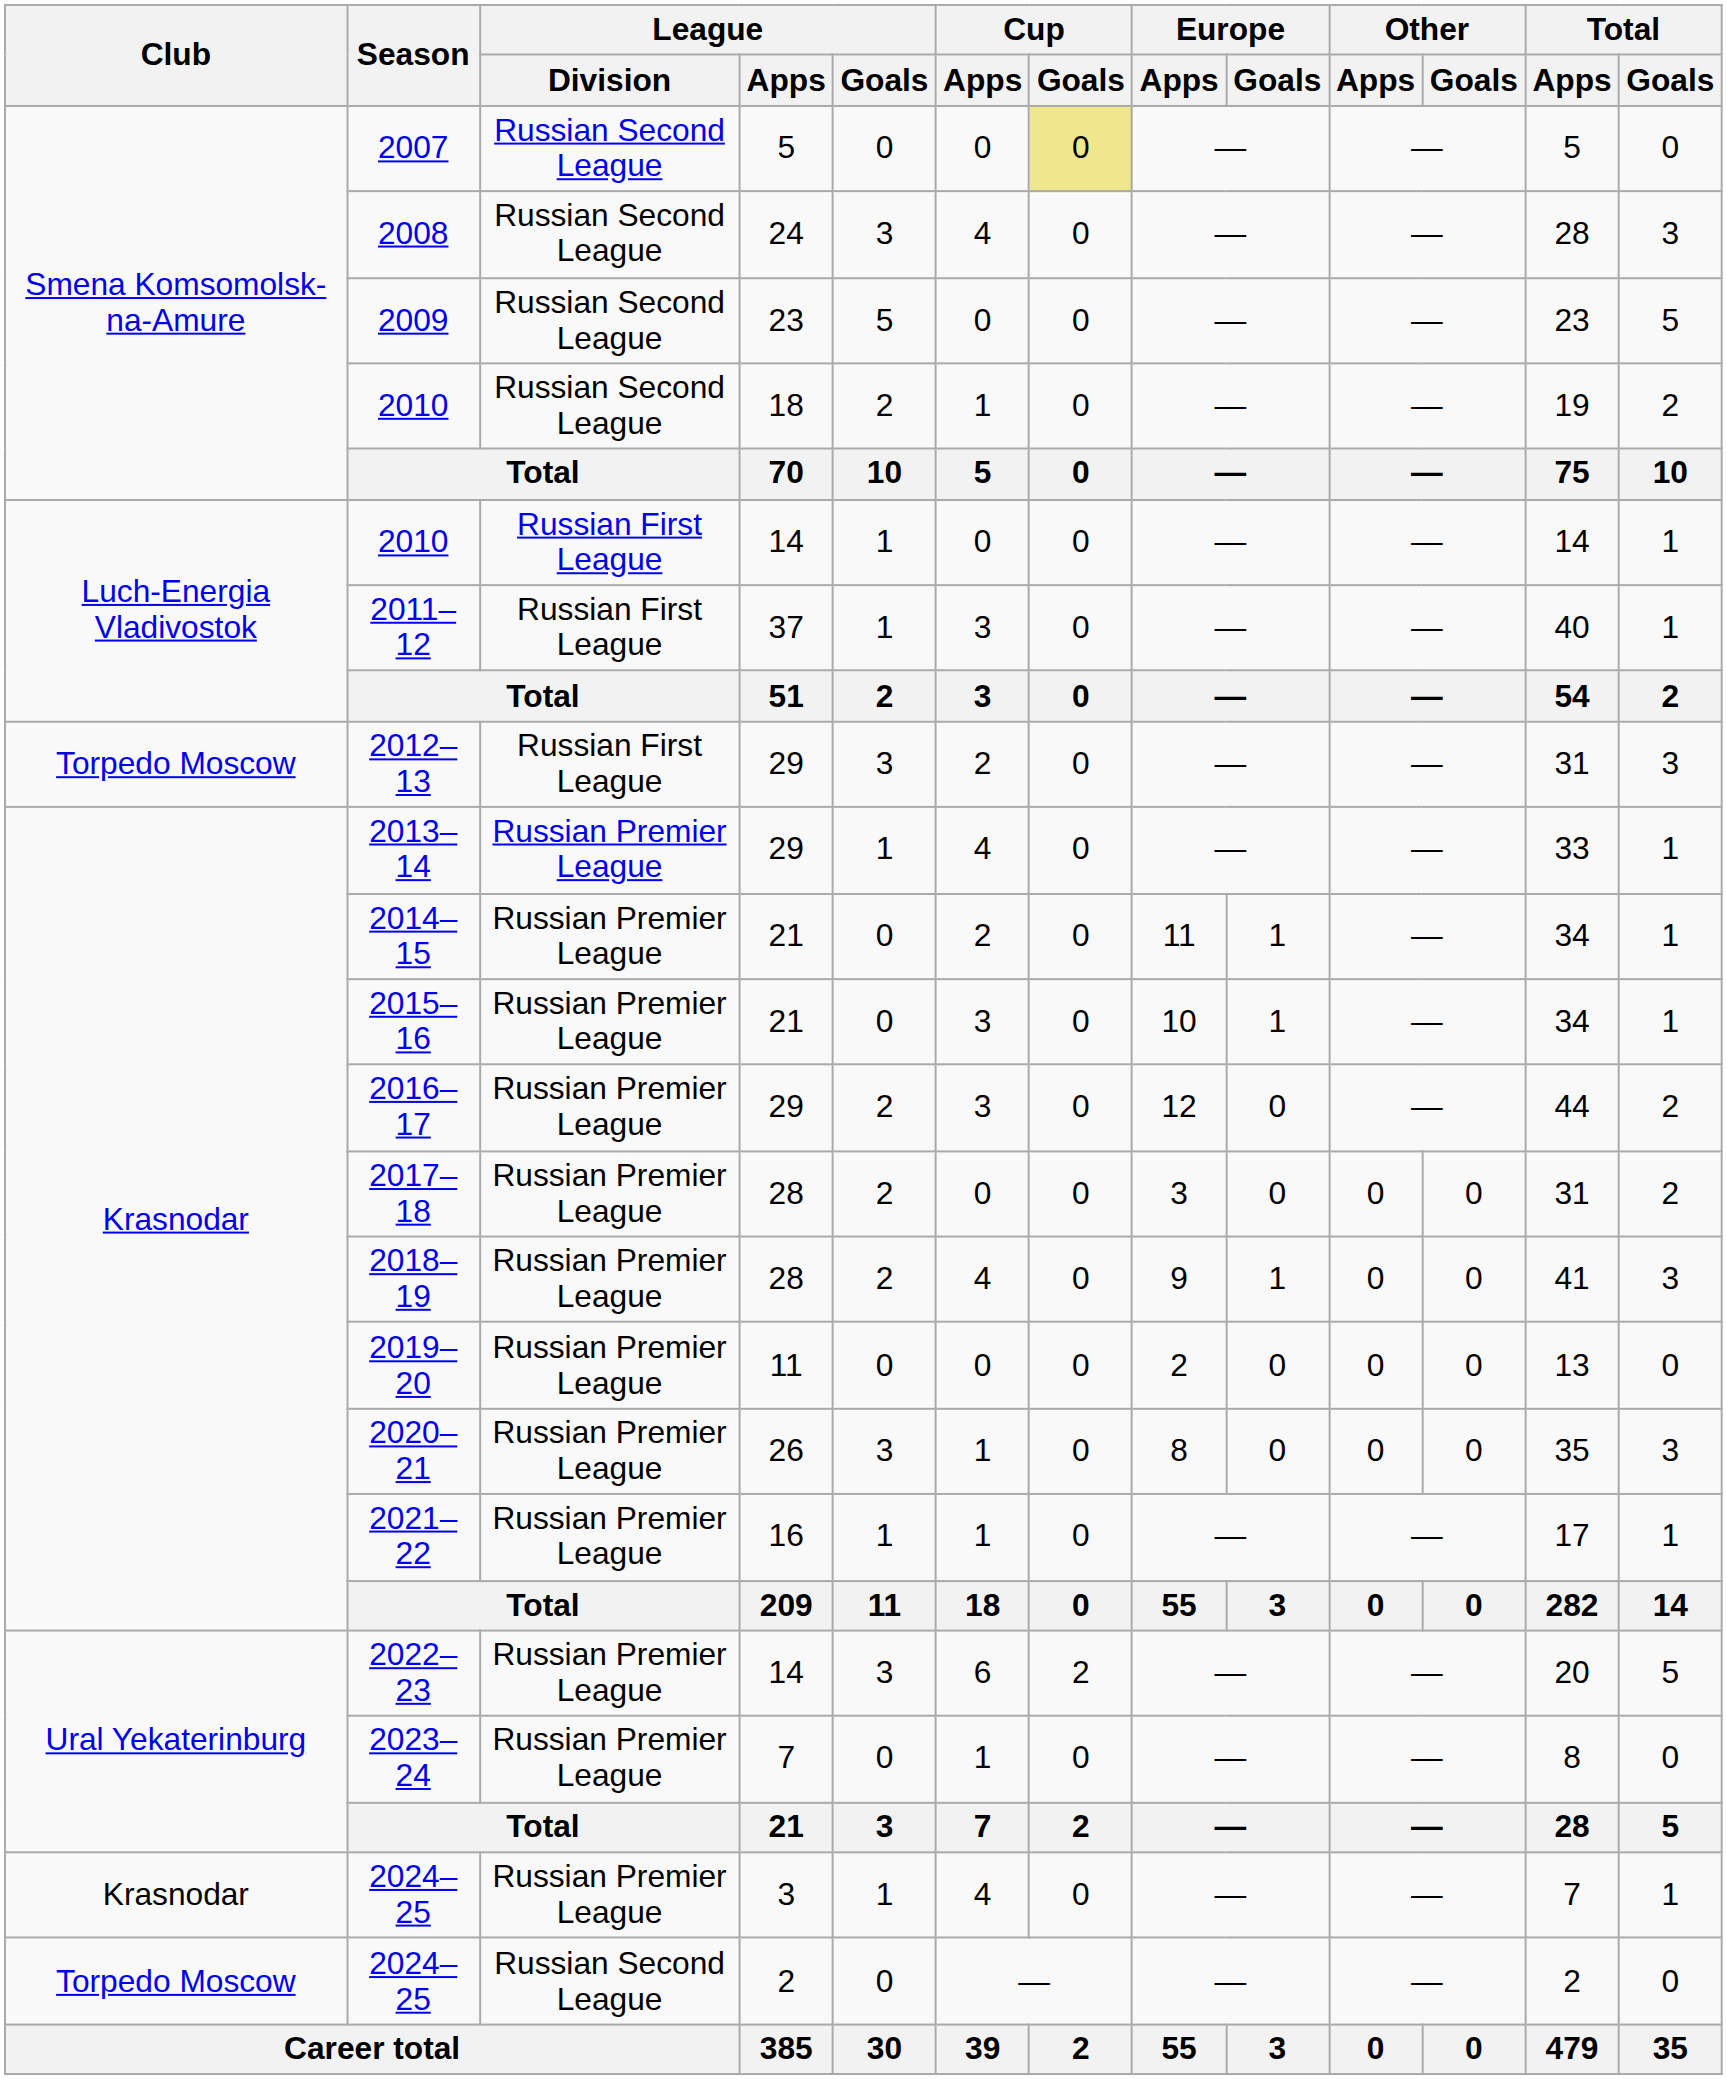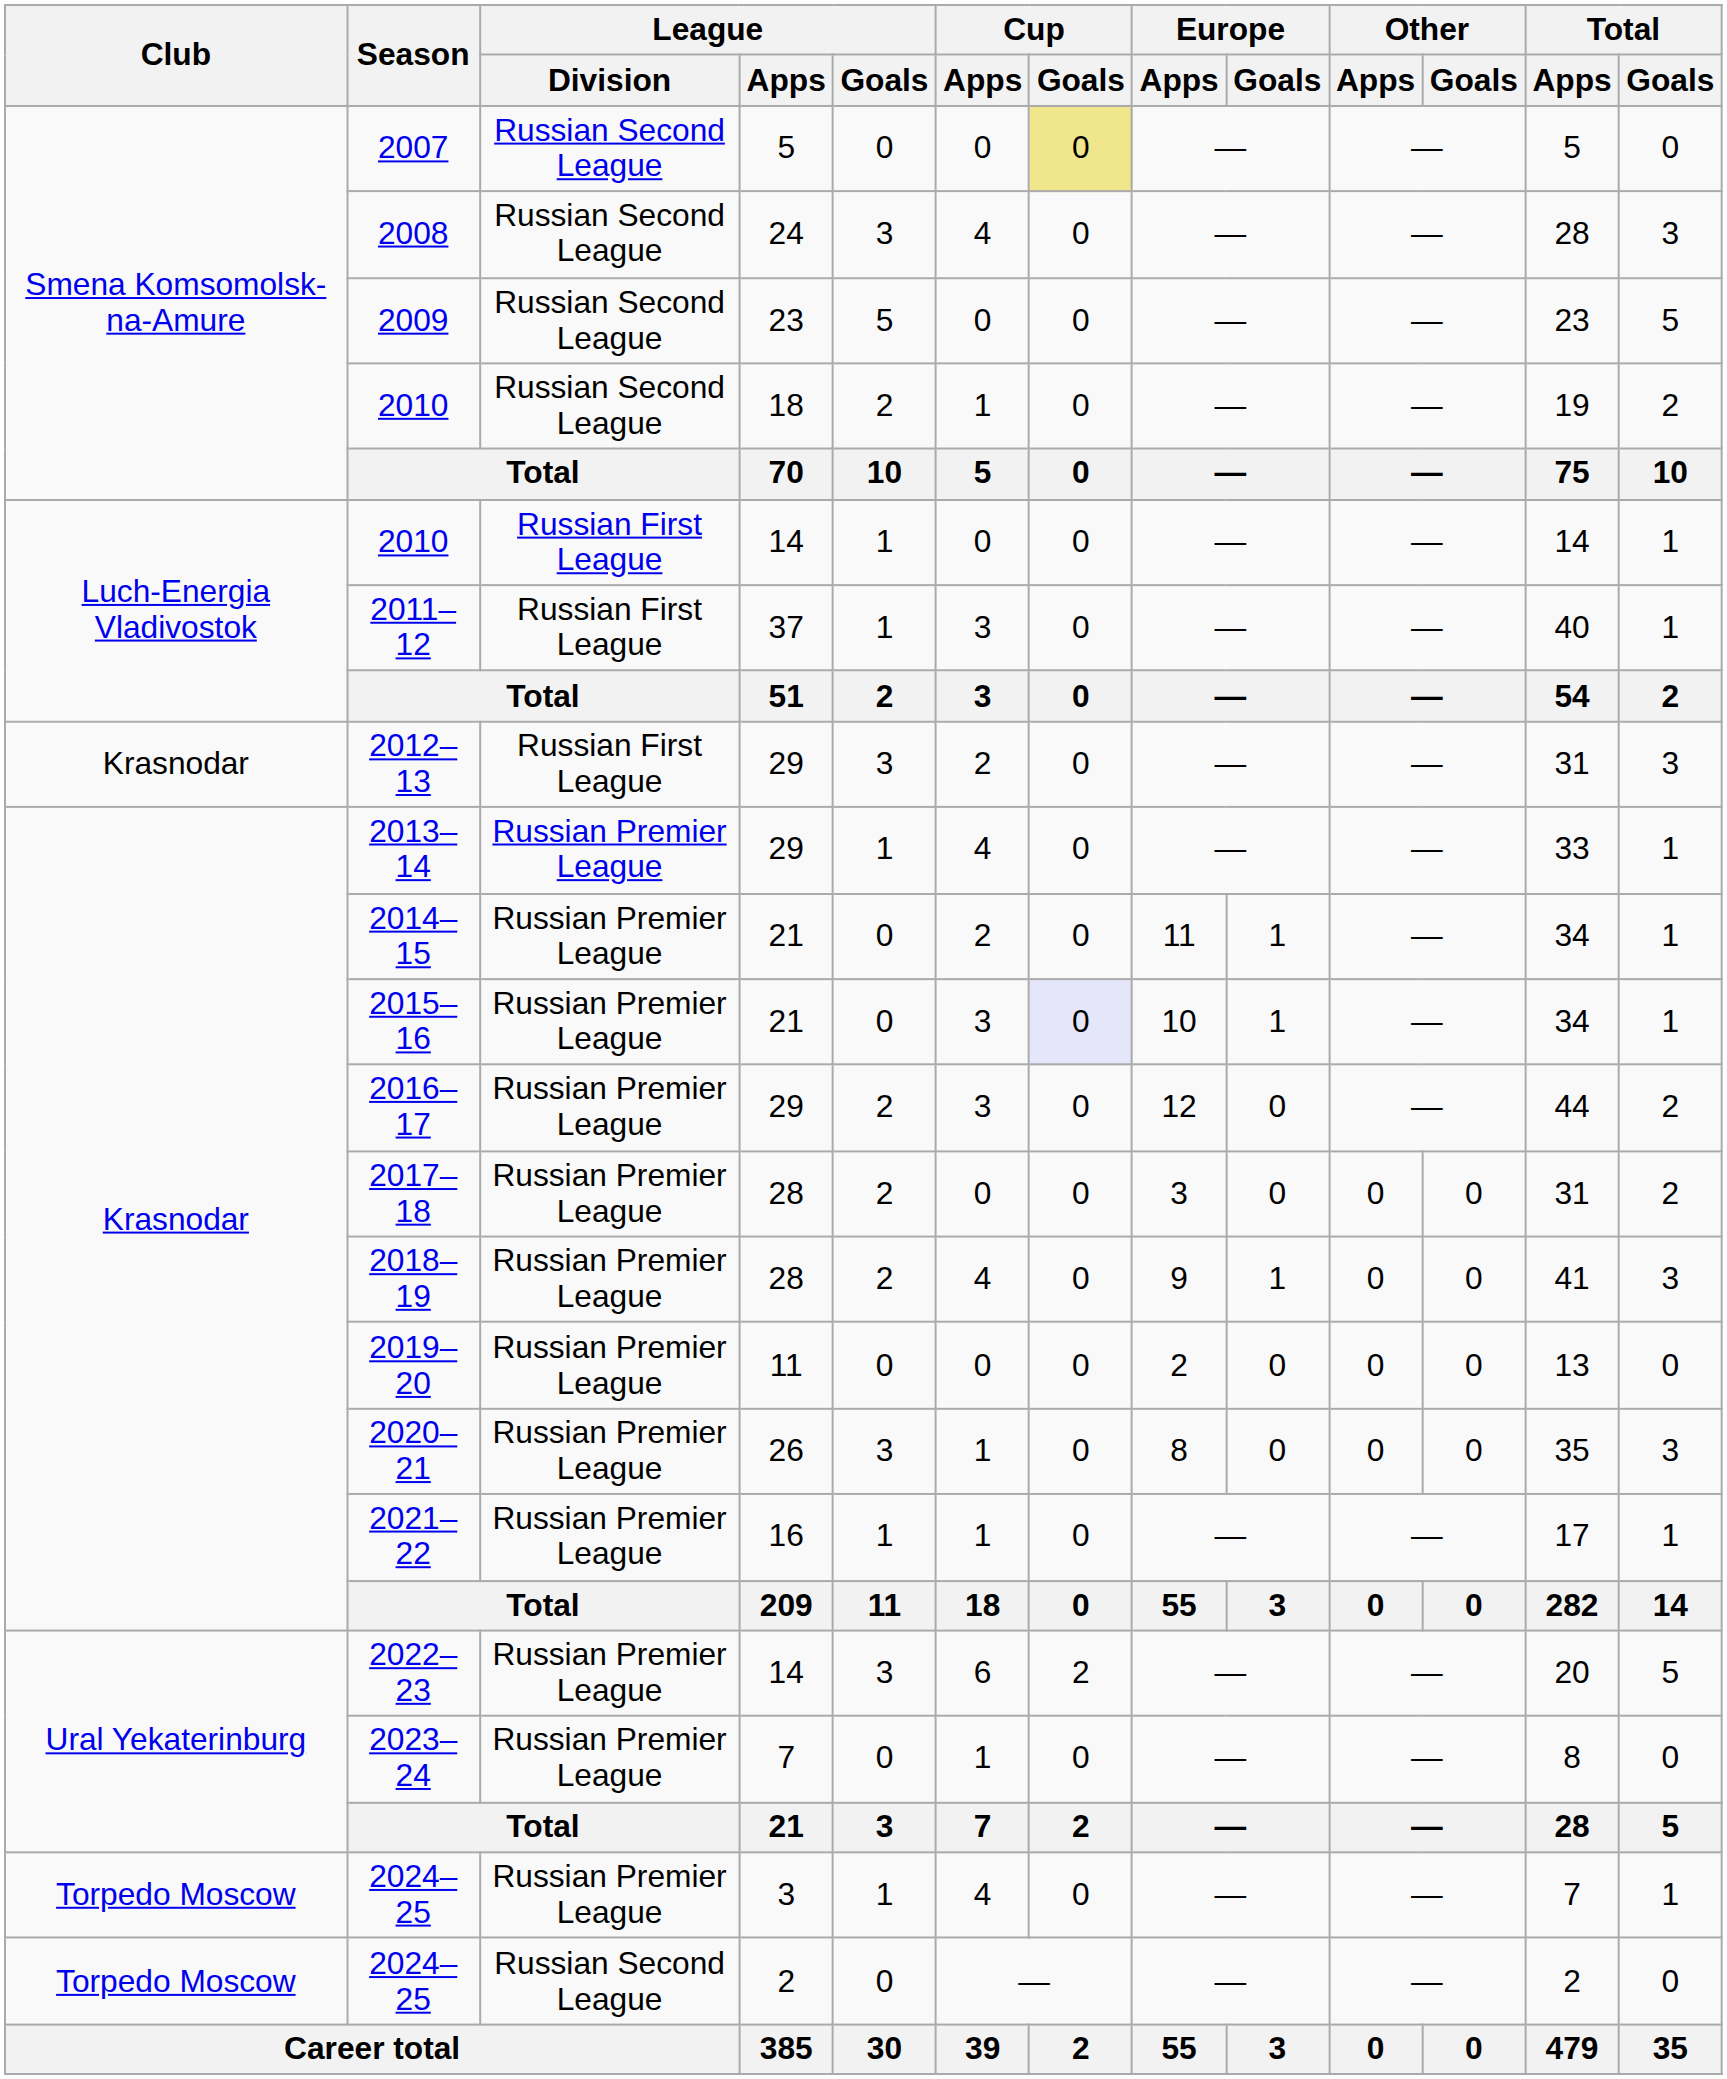(176, 763) Torpedo Moscow -> (176, 763) Krasnodar
(1081, 1021) no background -> (1081, 1021) lavender background
(176, 1894) Krasnodar -> (176, 1894) Torpedo Moscow
